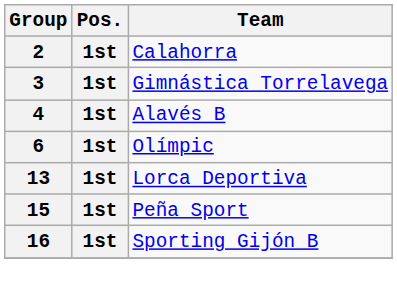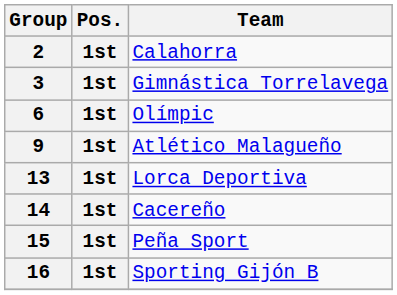- row: (38, 115)
+ row: (38, 147)
+ row: (38, 210)
